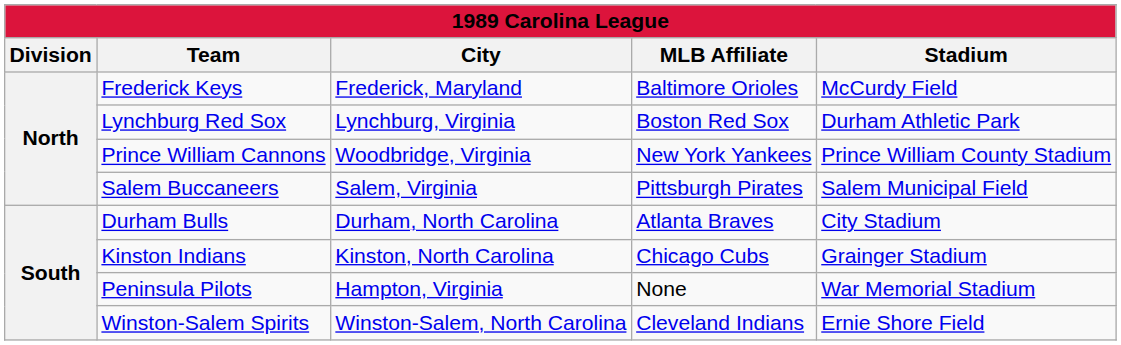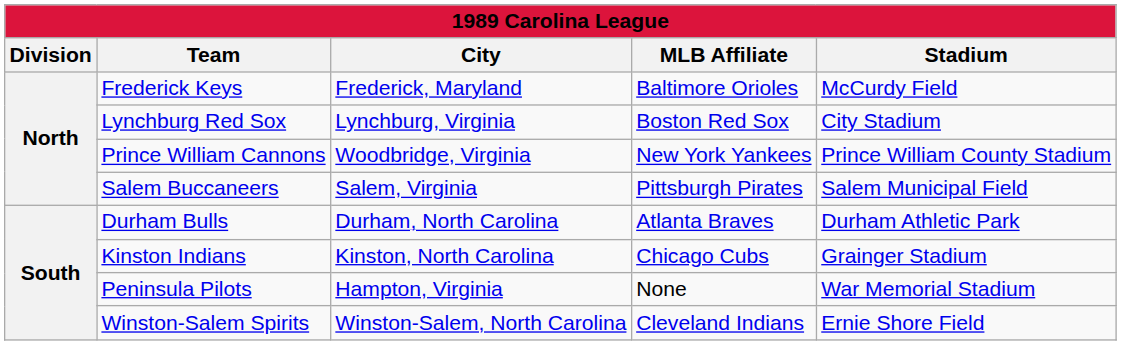(920, 121) Durham Athletic Park -> (881, 121) City Stadium
(881, 222) City Stadium -> (920, 222) Durham Athletic Park
